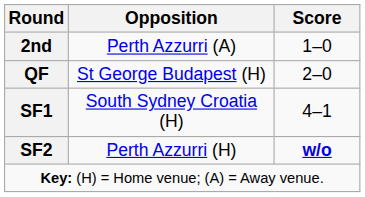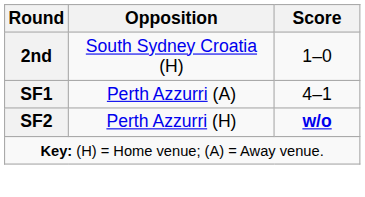(171, 46) Perth Azzurri (A) -> (171, 56) South Sydney Croatia (H)
- row: (36, 74)
(171, 112) South Sydney Croatia (H) -> (171, 94) Perth Azzurri (A)
